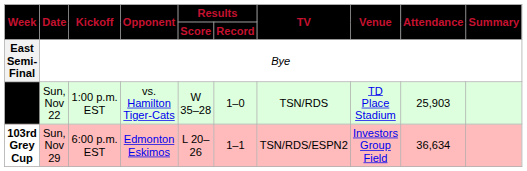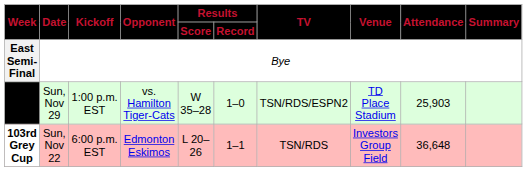(54, 103) Sun, Nov 22 -> (54, 103) Sun, Nov 29
(304, 103) TSN/RDS -> (304, 103) TSN/RDS/ESPN2
(54, 146) Sun, Nov 29 -> (54, 146) Sun, Nov 22
(304, 146) TSN/RDS/ESPN2 -> (304, 146) TSN/RDS
(433, 146) 36,634 -> (433, 146) 36,648
